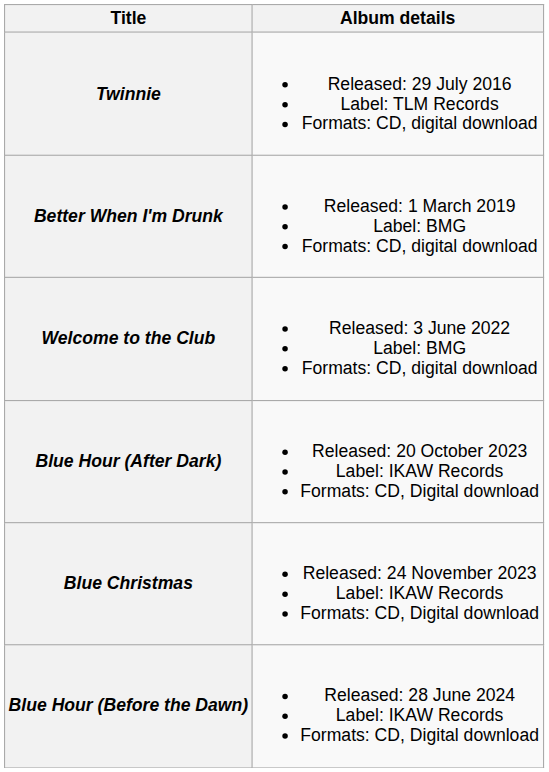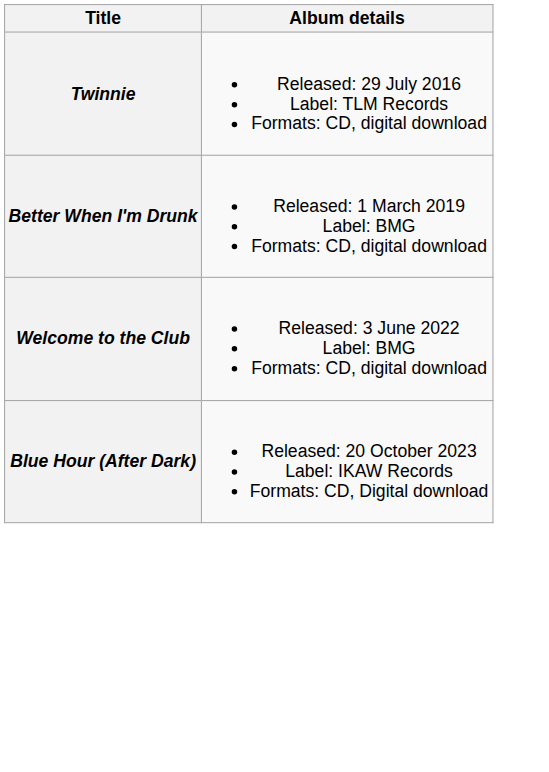- row: (128, 583)
- row: (128, 706)
